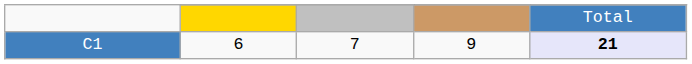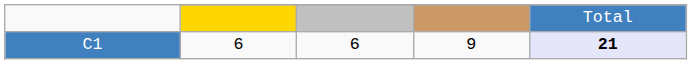(355, 45) 7 -> (355, 45) 6
